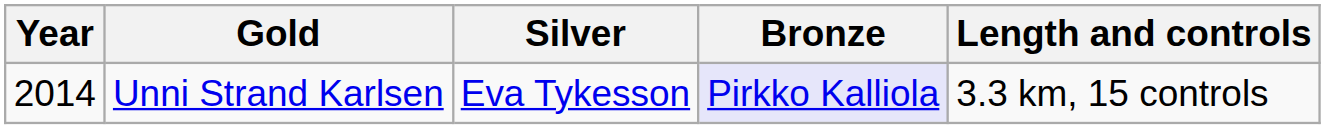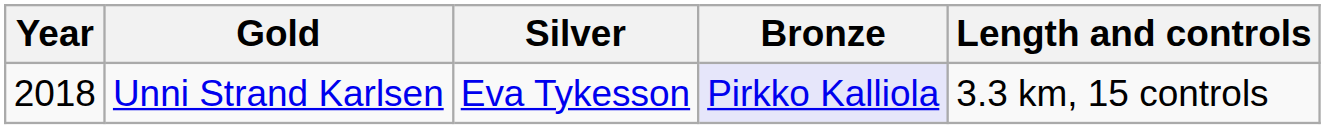(55, 92) 2014 -> (55, 92) 2018
